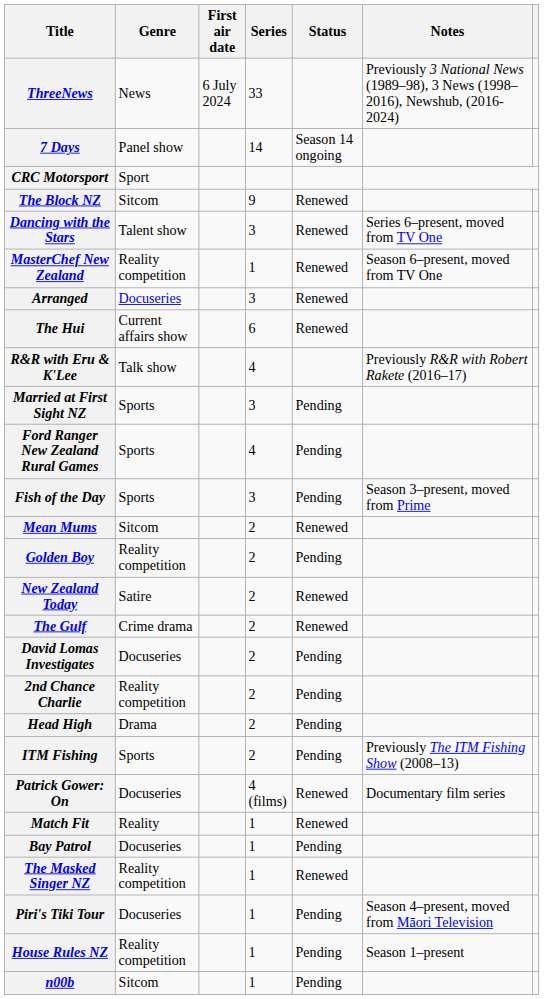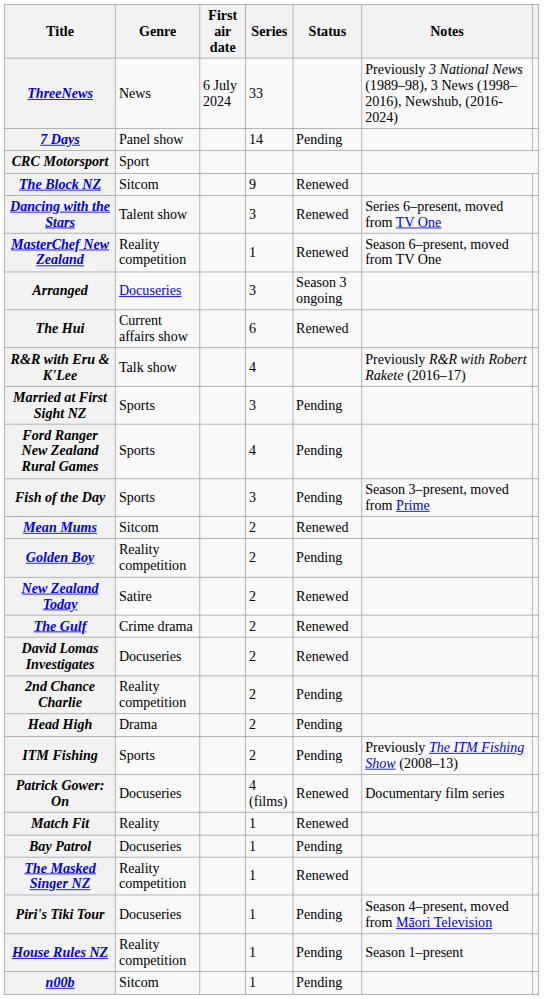(324, 147) Season 14 ongoing -> (319, 139) Pending
(322, 298) Renewed -> (321, 290) Season 3 ongoing
(319, 656) Pending -> (322, 656) Renewed
